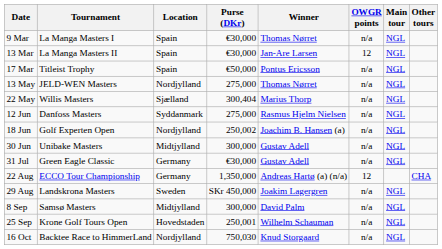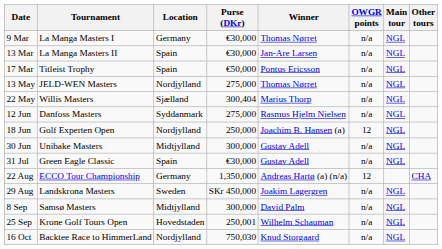(167, 38) Spain -> (173, 38) Germany
(367, 53) 12 -> (367, 53) n/a
(241, 130) 250,002 -> (241, 130) 250,000
(367, 130) n/a -> (367, 130) 12
(173, 160) Germany -> (167, 160) Spain
